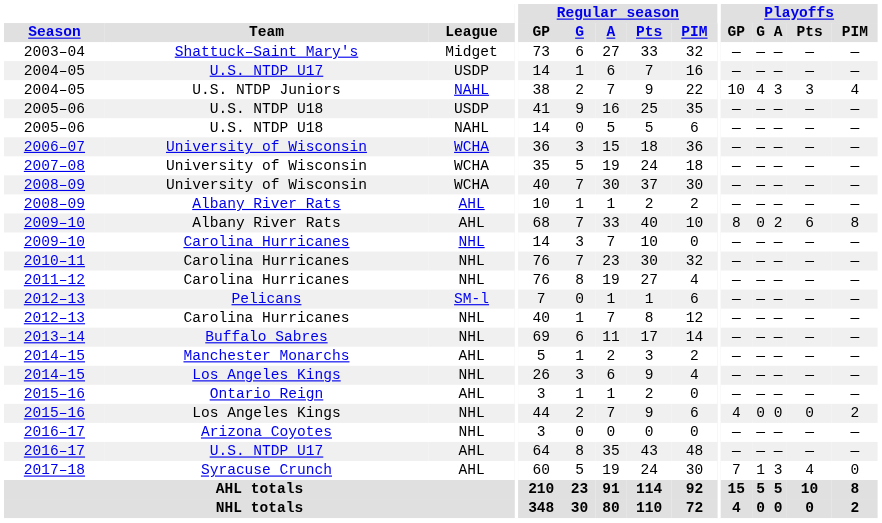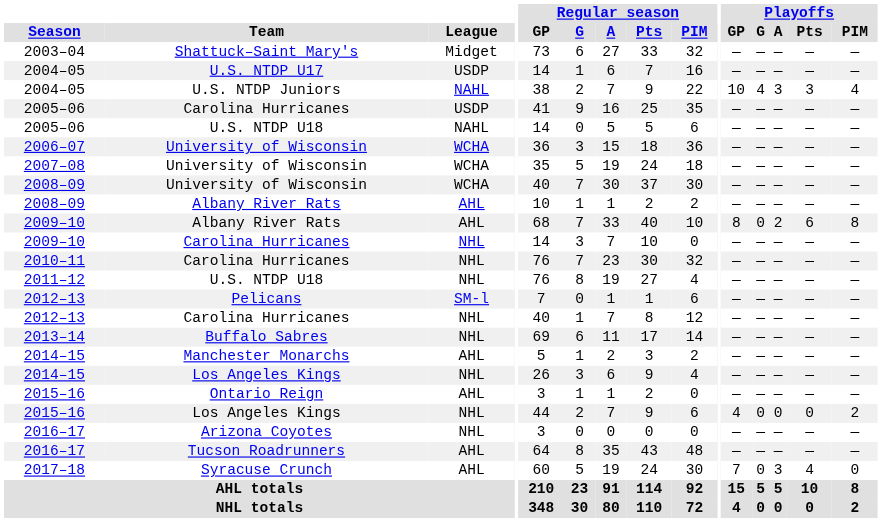(266, 109) U.S. NTDP U18 -> (266, 109) Carolina Hurricanes
(266, 280) Carolina Hurricanes -> (266, 280) U.S. NTDP U18
(266, 451) U.S. NTDP U17 -> (266, 451) Tucson Roadrunners
(761, 470) 1 -> (761, 470) 0
